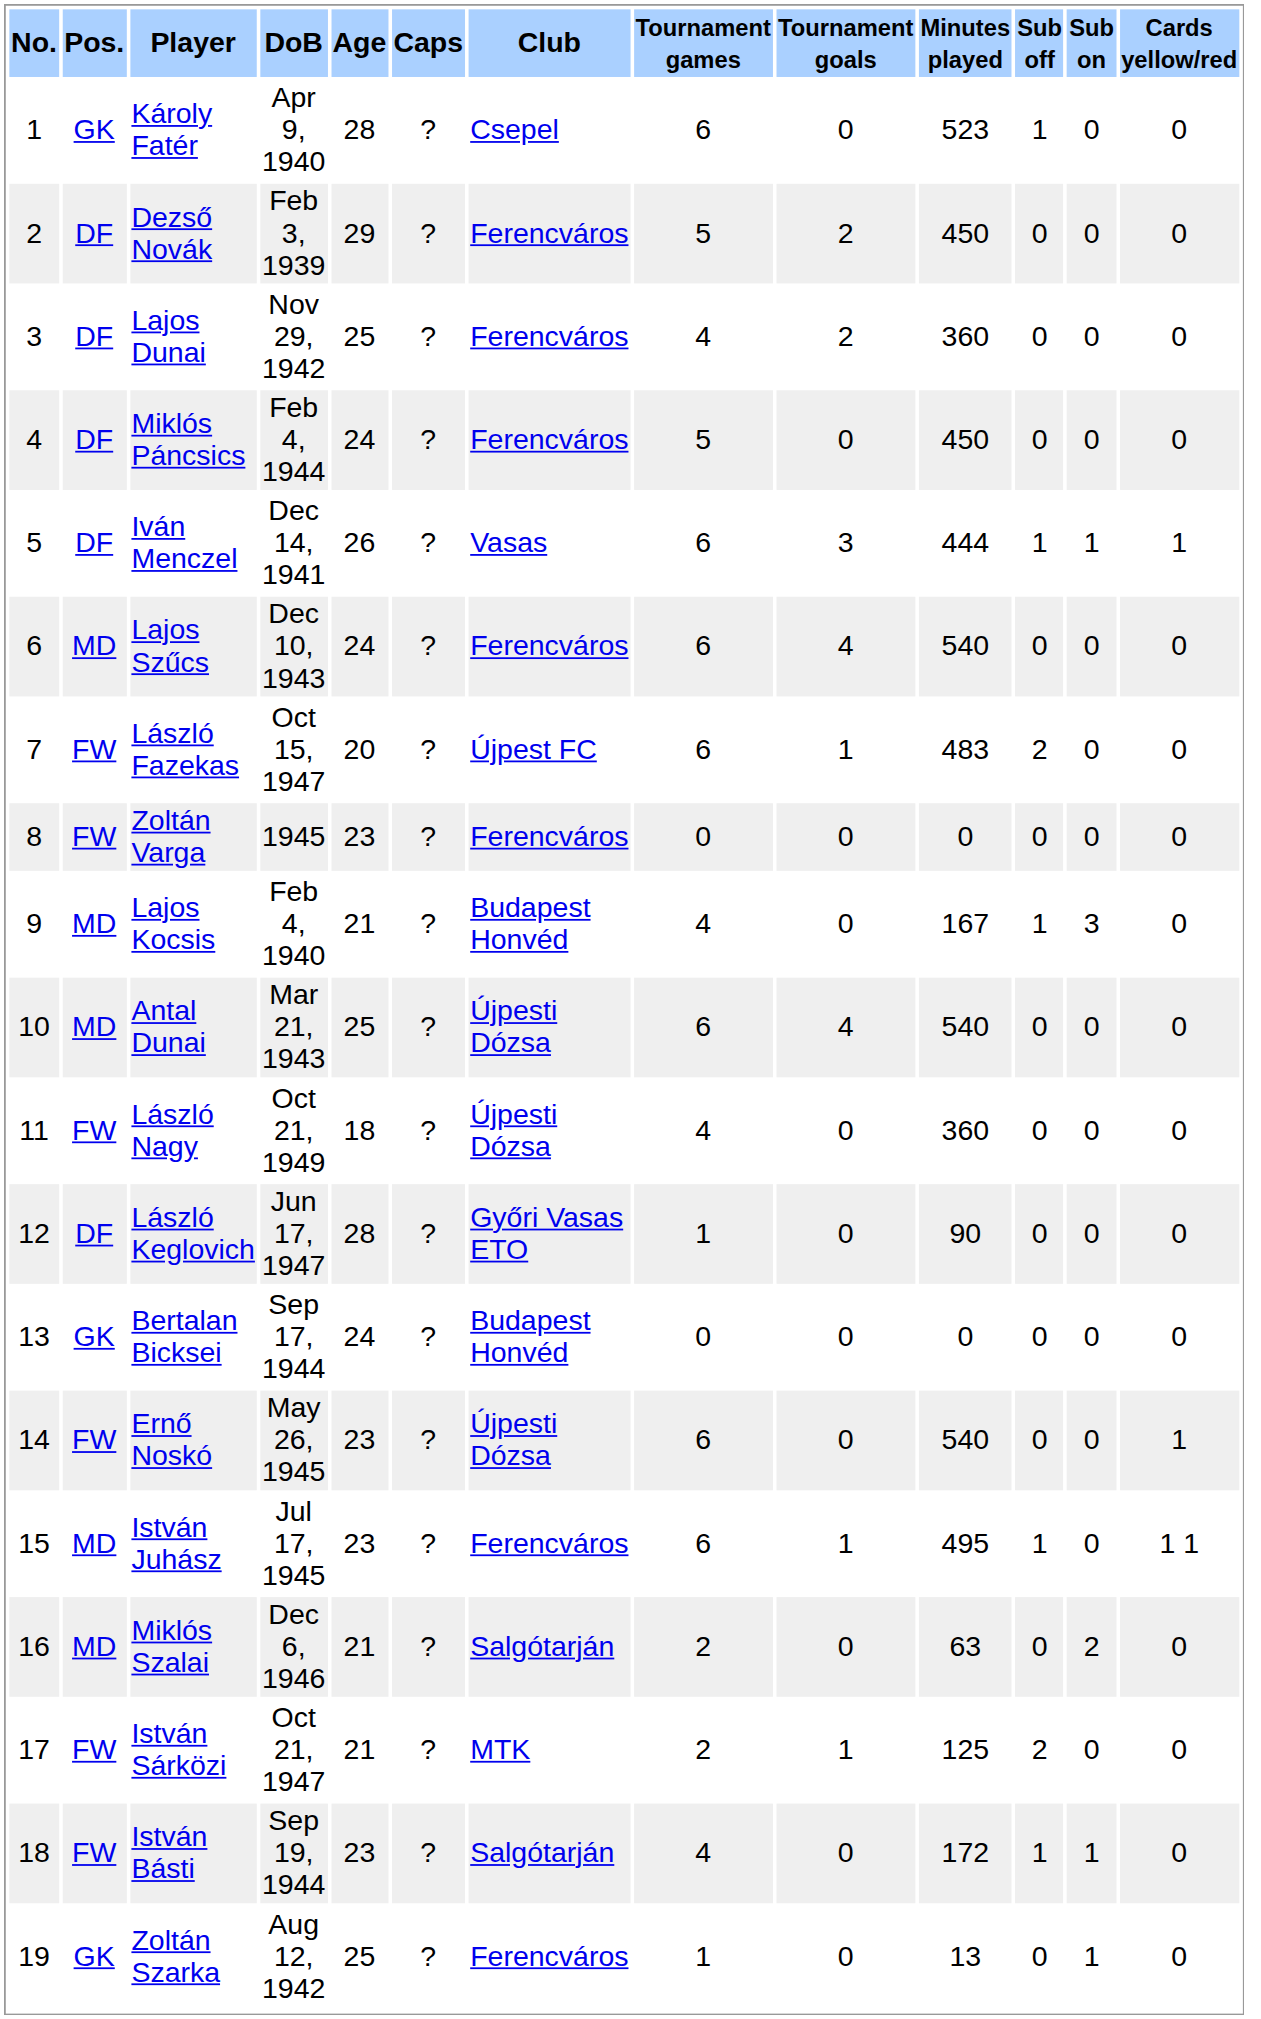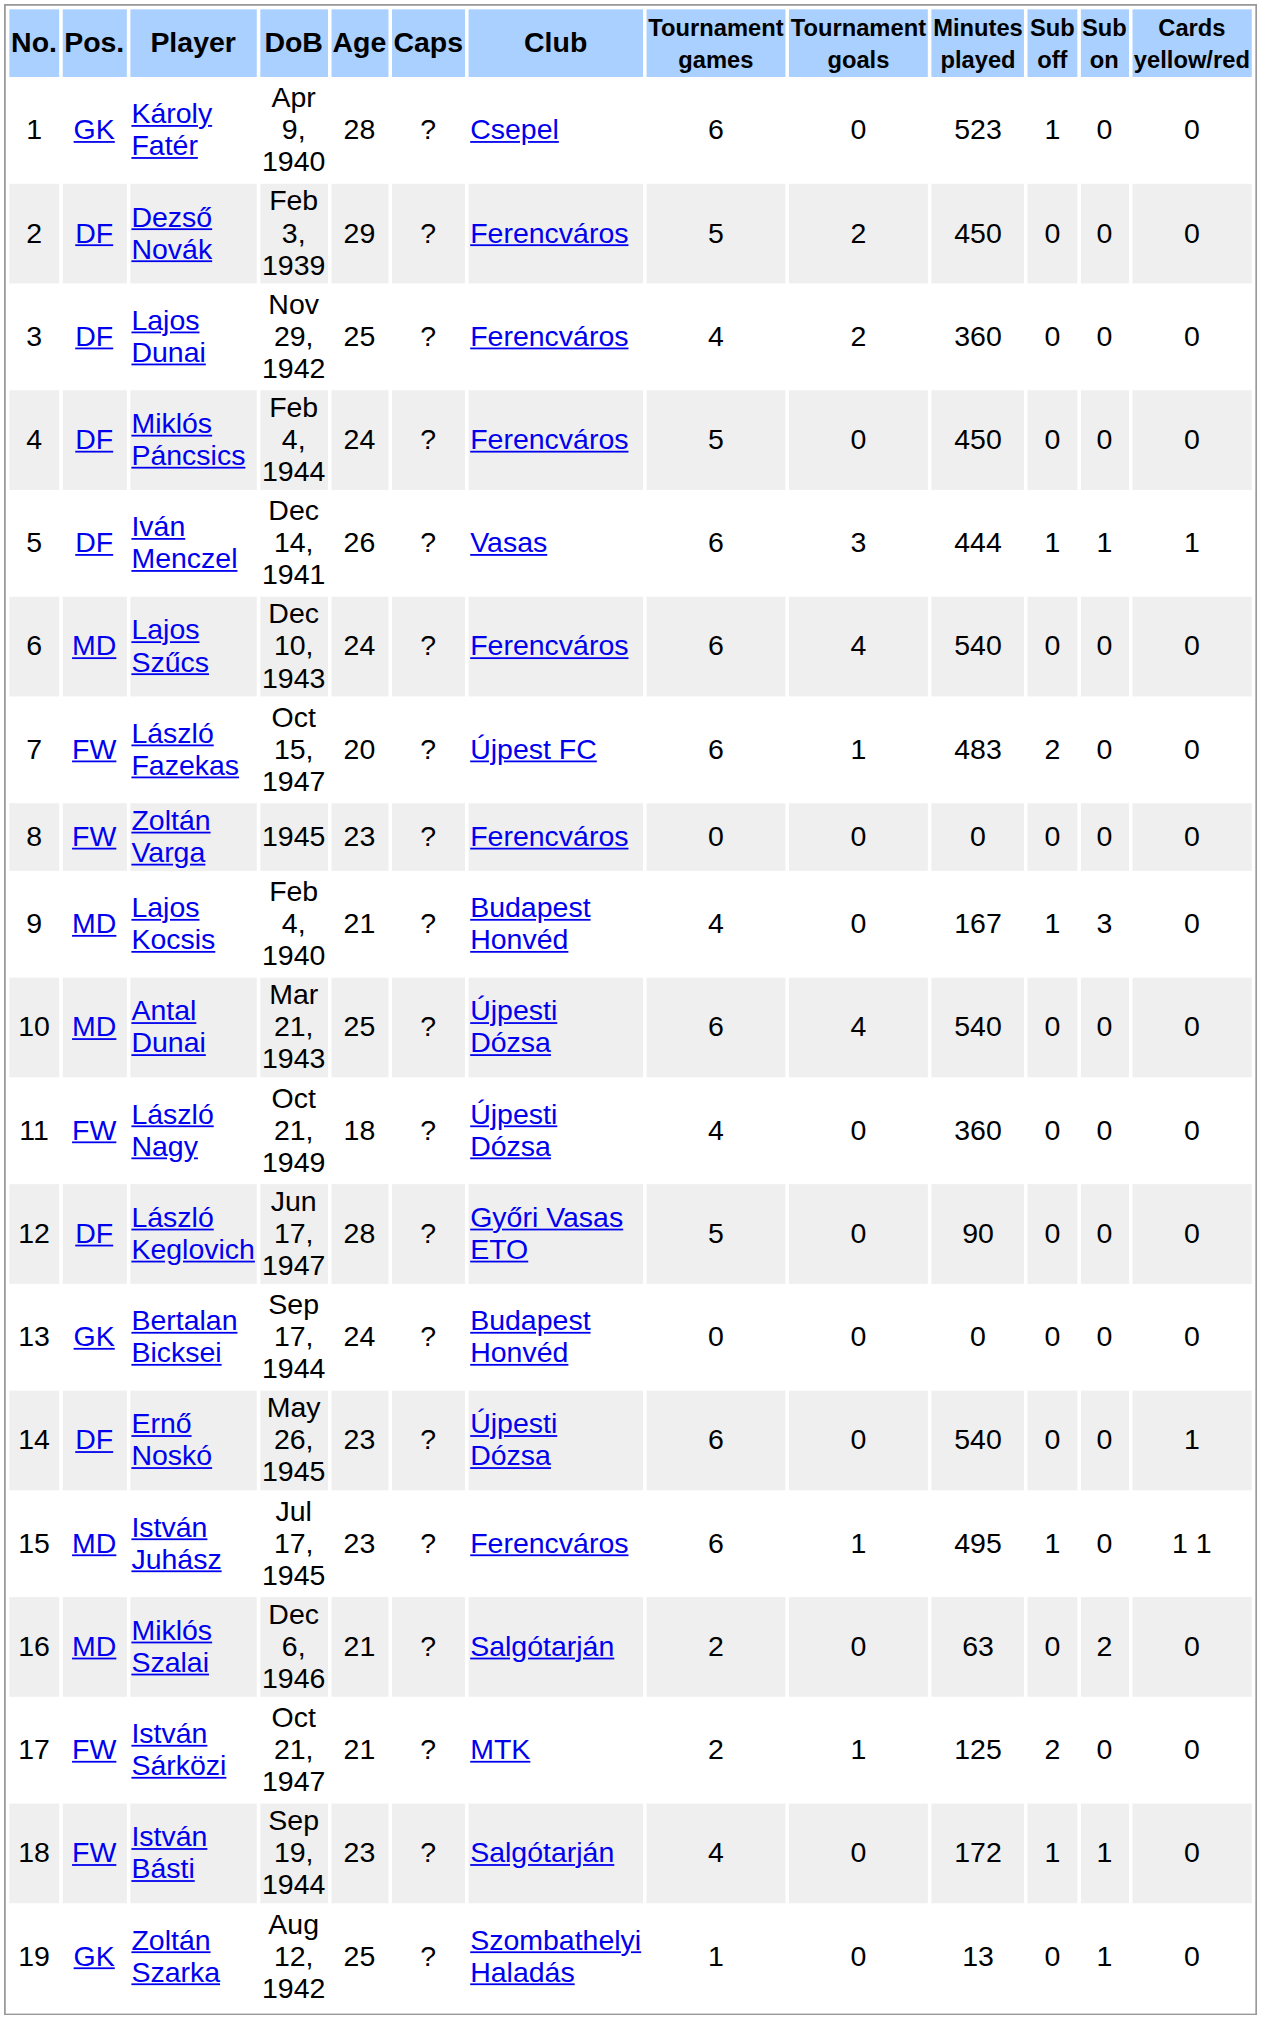(703, 1233) 1 -> (716, 1233) 5
(94, 1440) FW -> (94, 1440) DF
(549, 1956) Ferencváros -> (556, 1956) Szombathelyi Haladás
